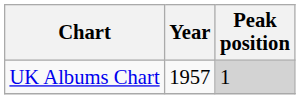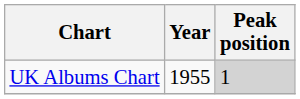(190, 76) 1957 -> (190, 76) 1955
